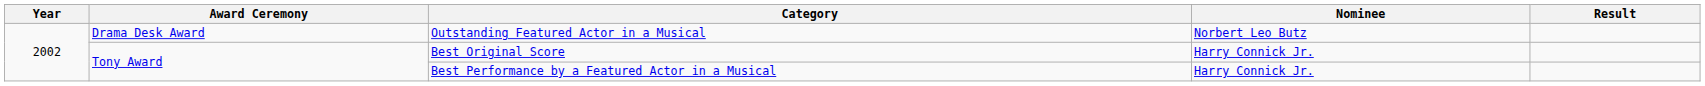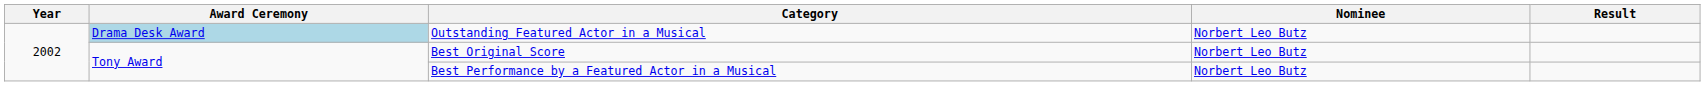(148, 33) no background -> (148, 33) lightblue background
(1254, 52) Harry Connick Jr. -> (1250, 52) Norbert Leo Butz
(1254, 71) Harry Connick Jr. -> (1250, 71) Norbert Leo Butz
